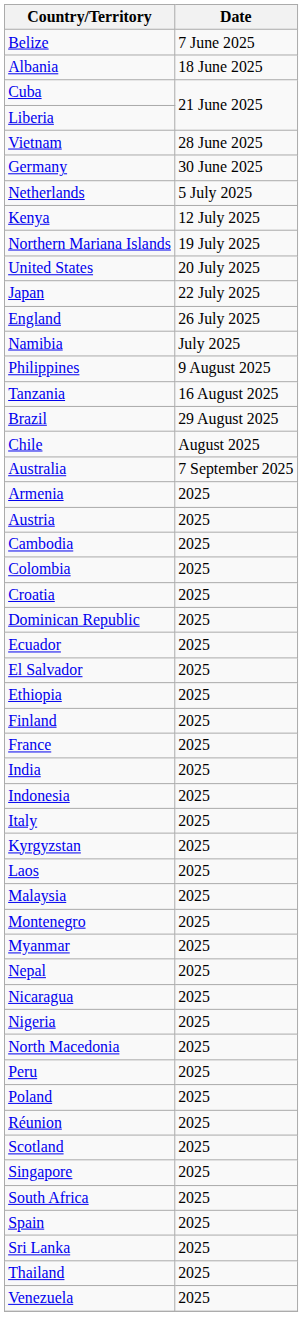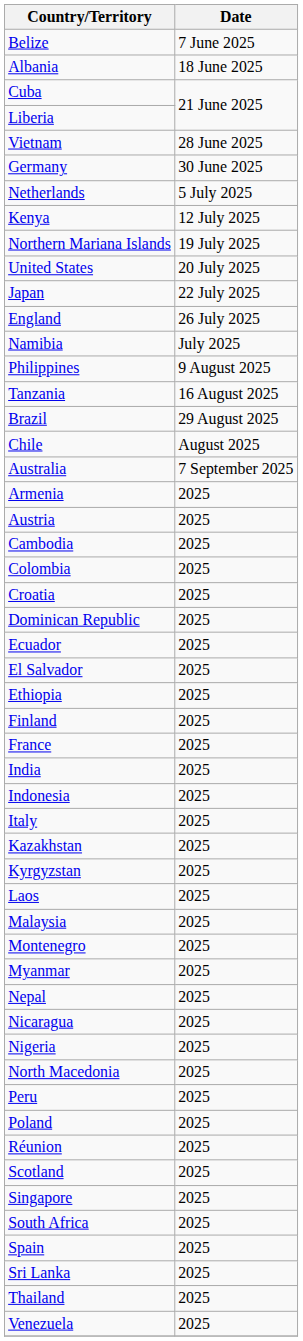+ row: (45, 846)
